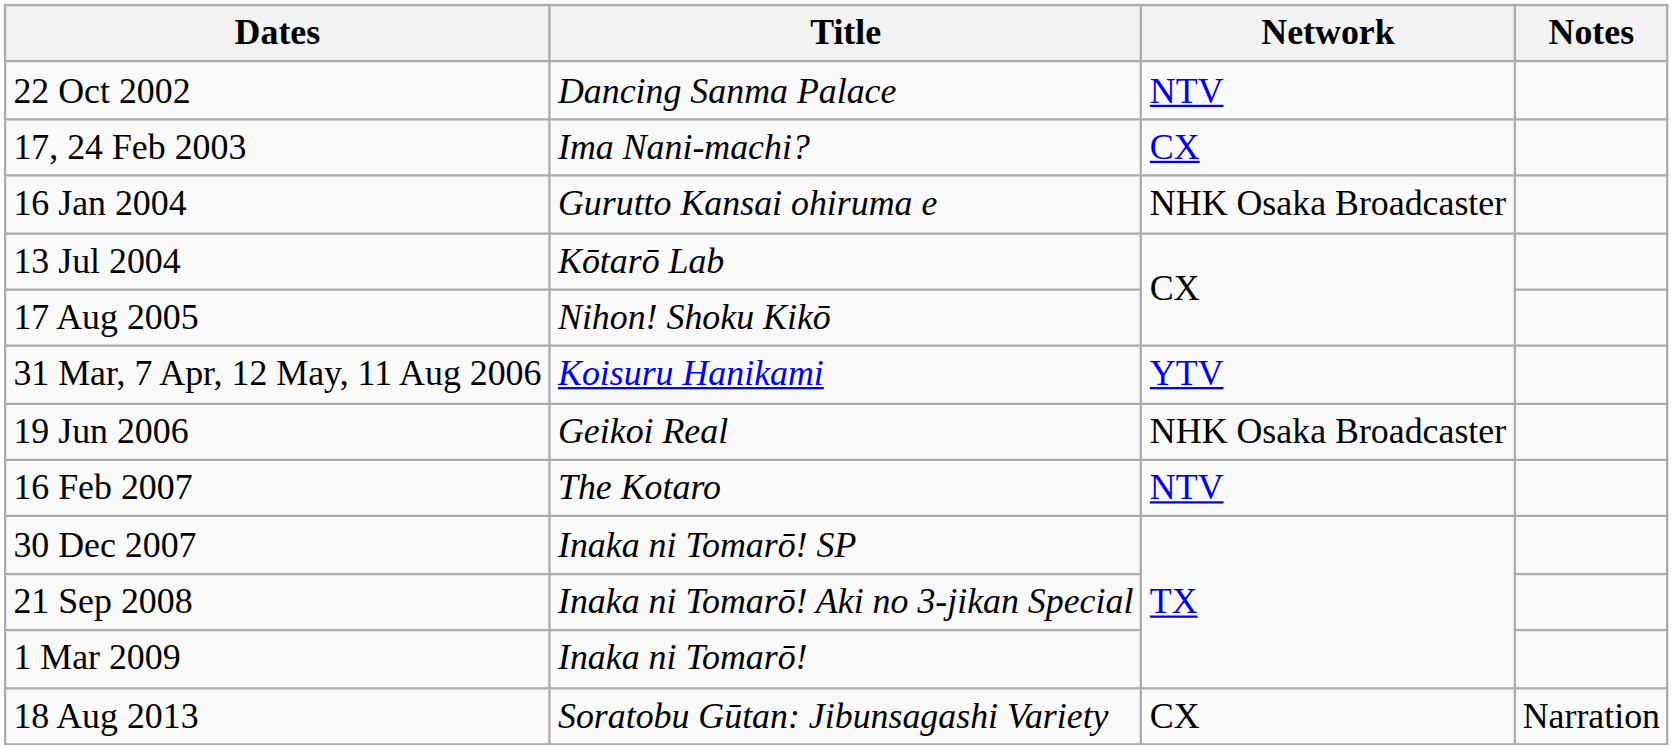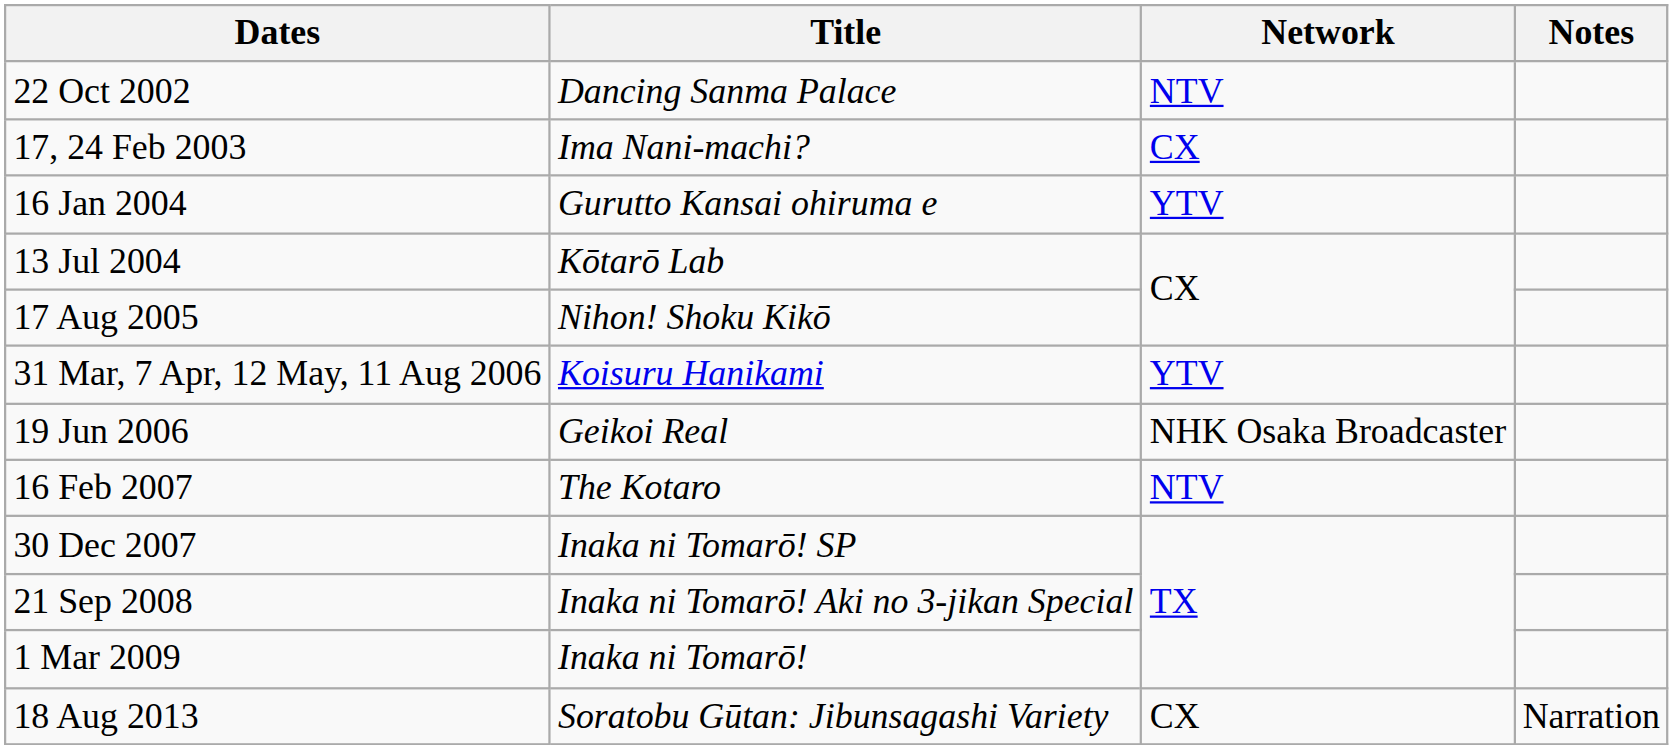(1328, 203) NHK Osaka Broadcaster -> (1187, 203) YTV
